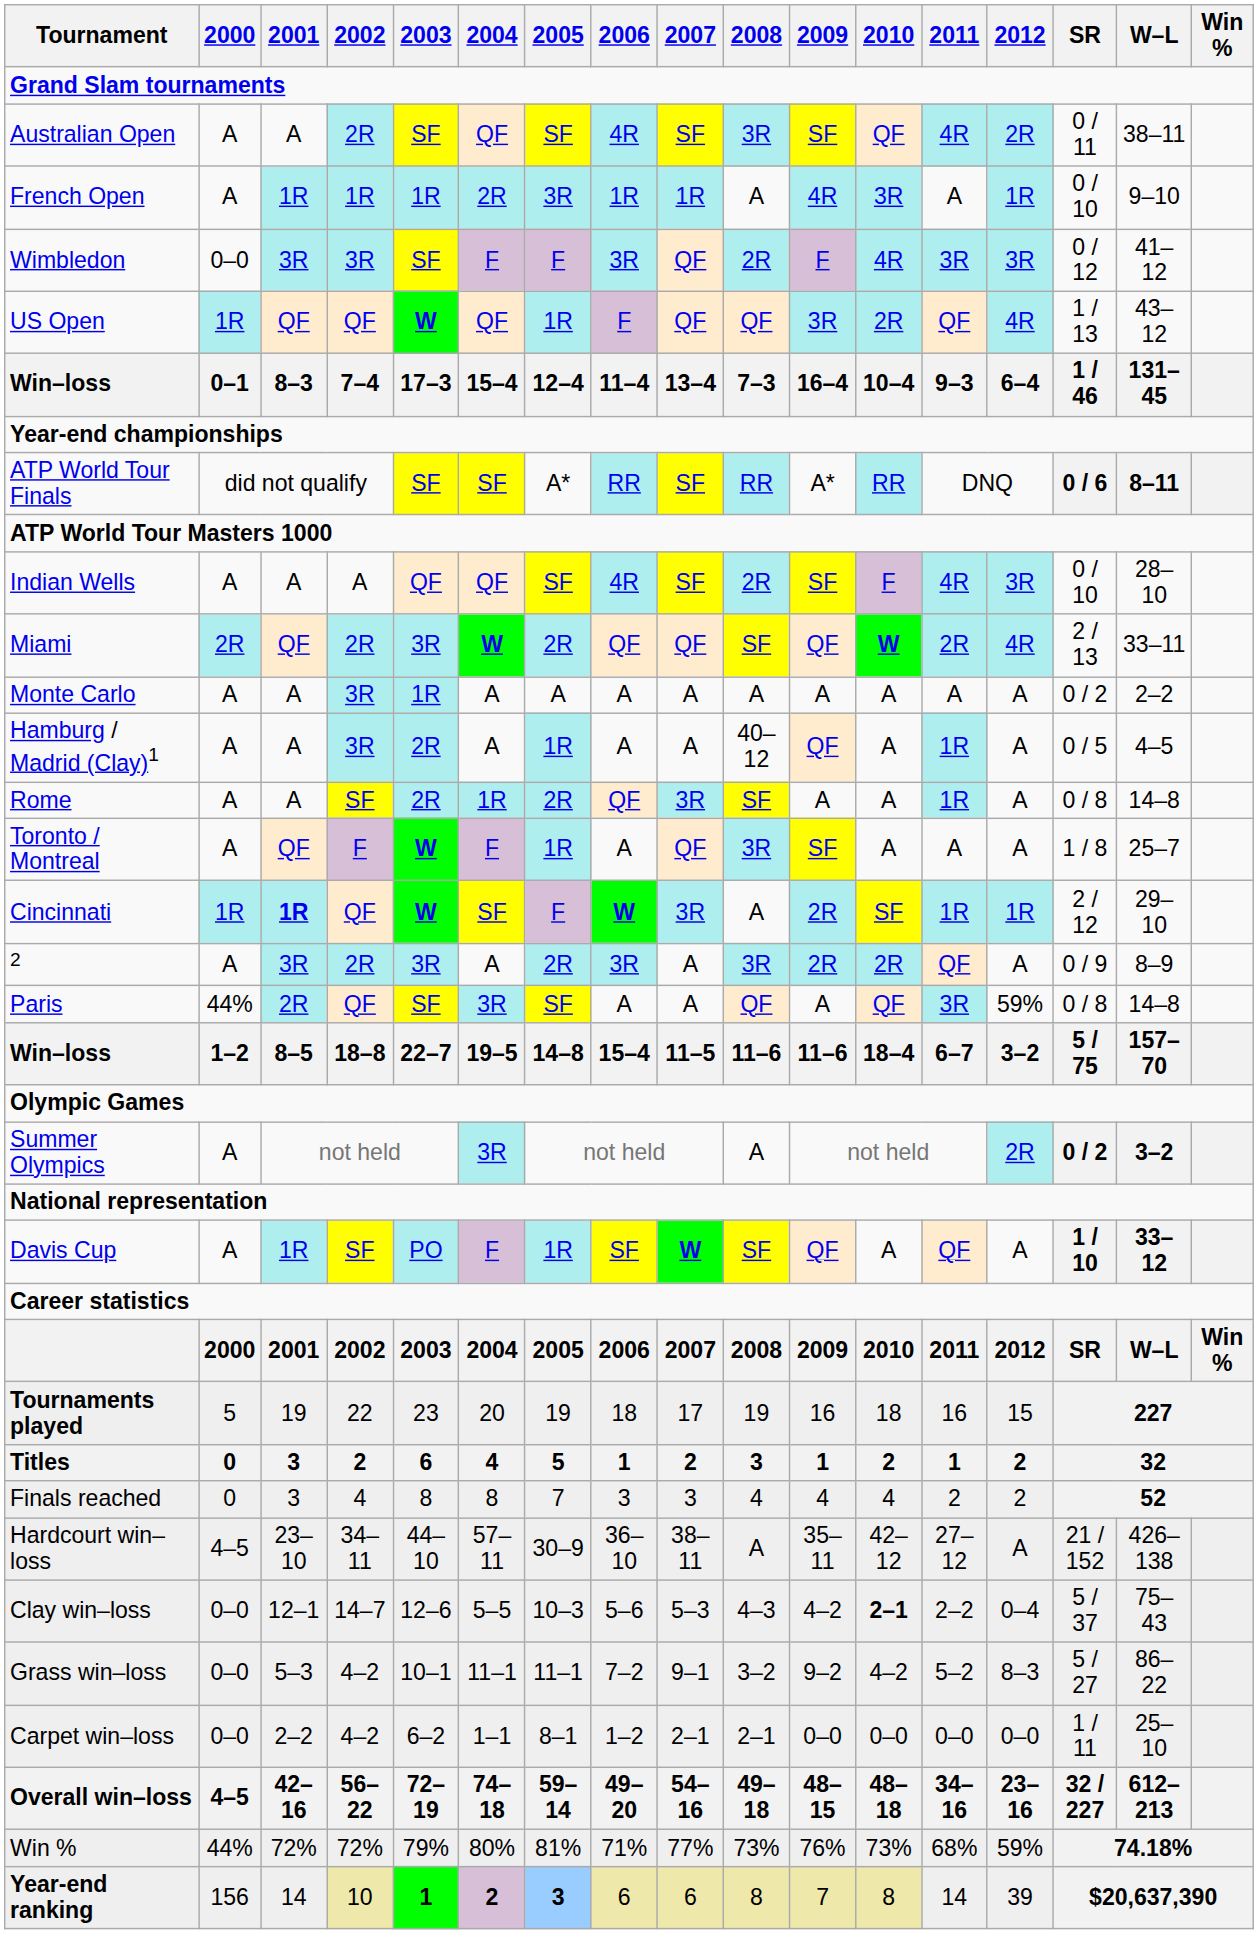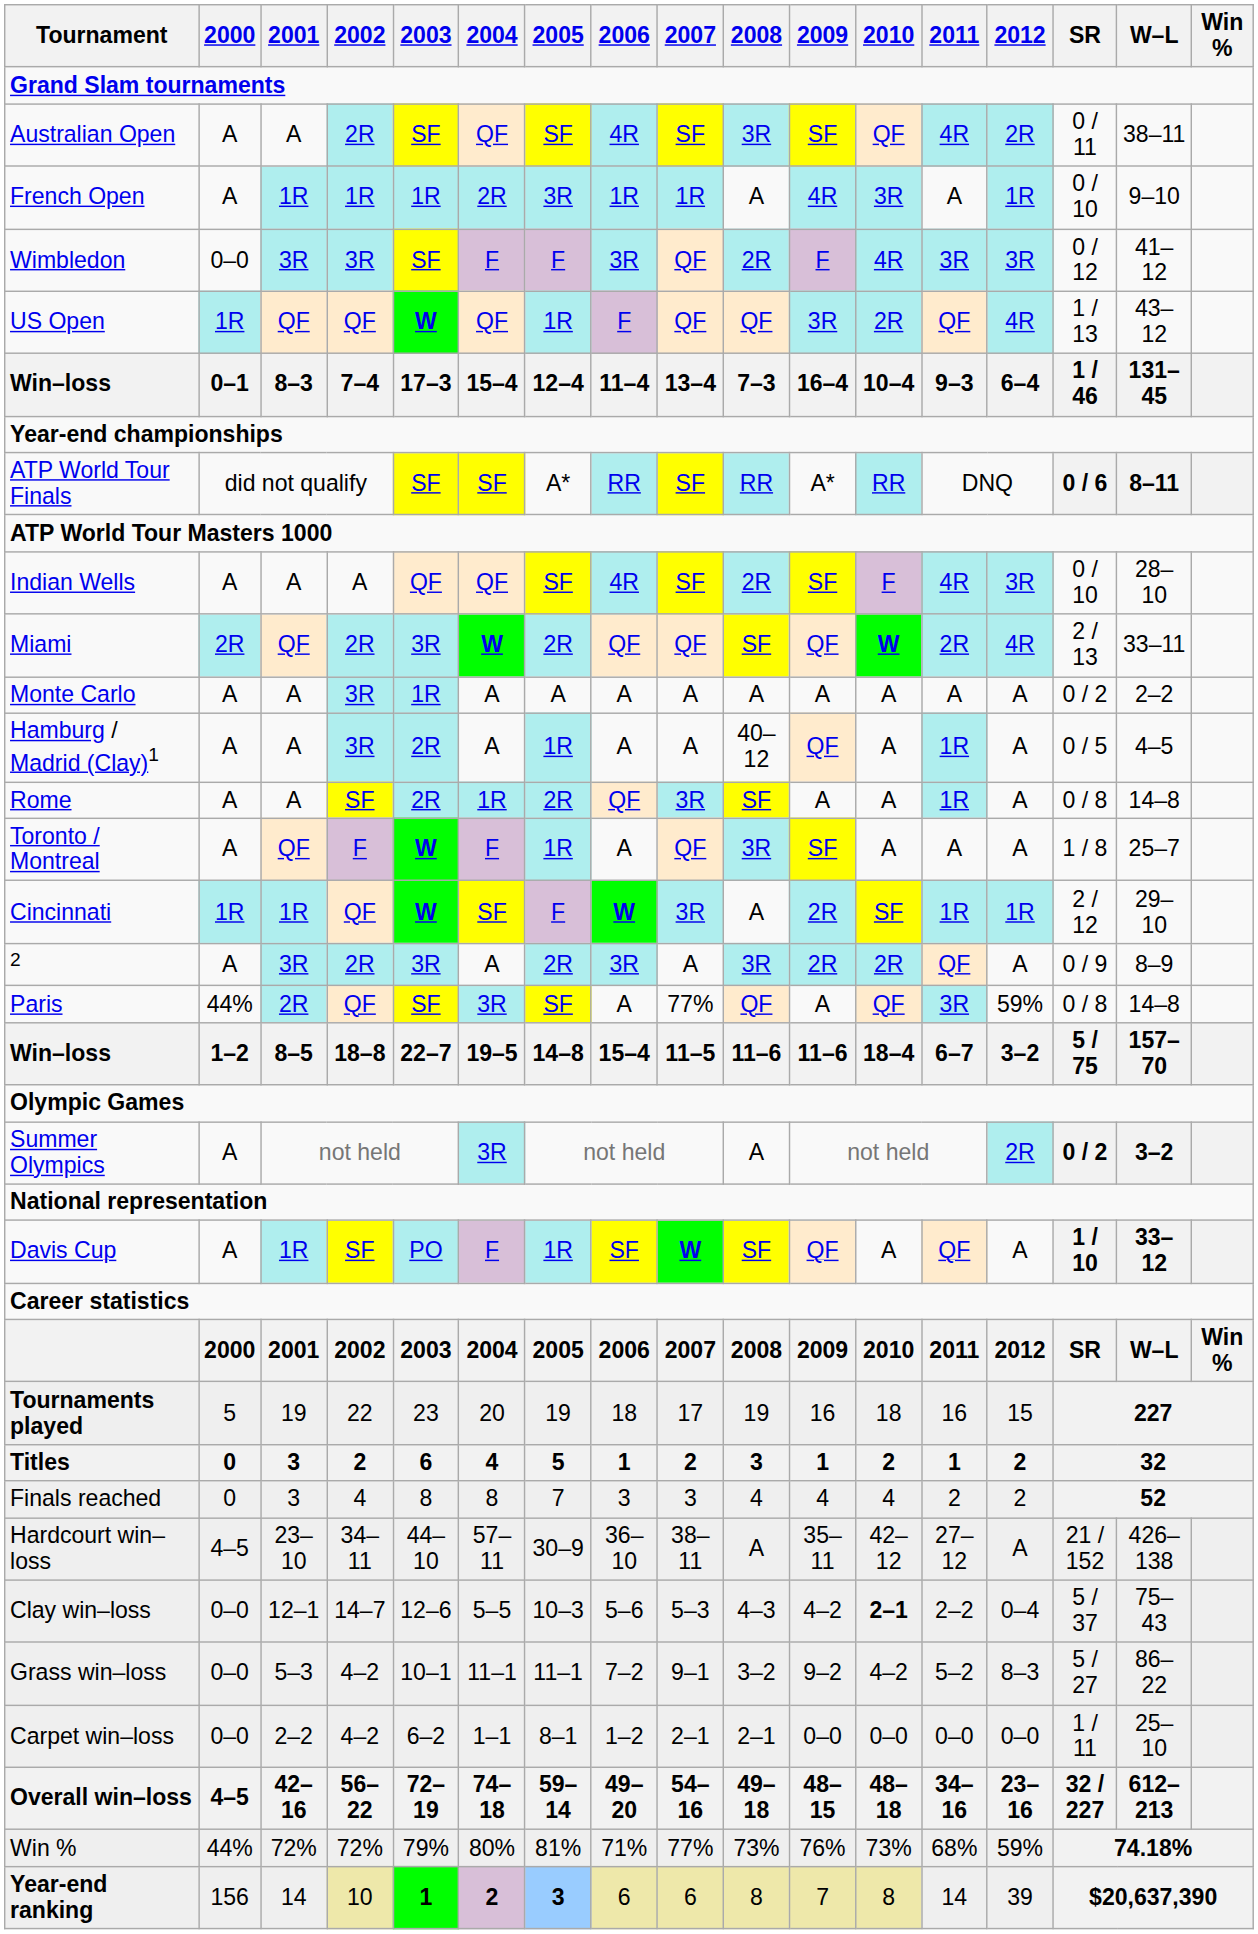(294, 911) bold -> (294, 911) normal
(690, 1003) A -> (690, 1003) 77%
